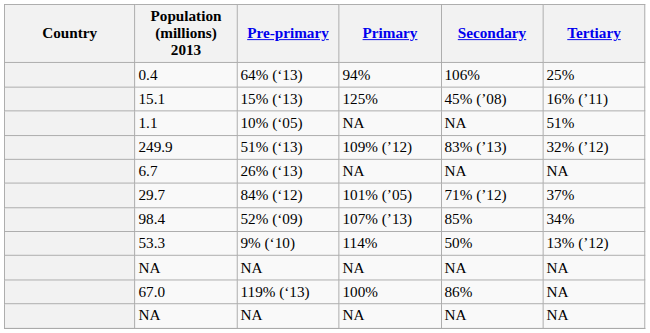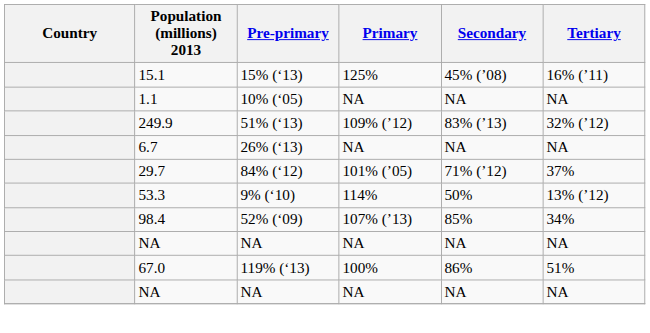- row: (148, 74)
(560, 123) 51% -> (557, 98) NA
rows swapped: (152, 243) <-> (152, 219)
(557, 291) NA -> (560, 267) 51%
